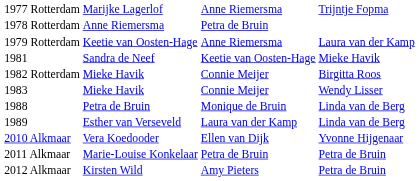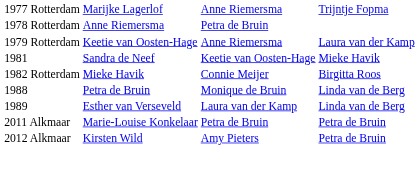- row: (16, 90)
- row: (37, 138)
